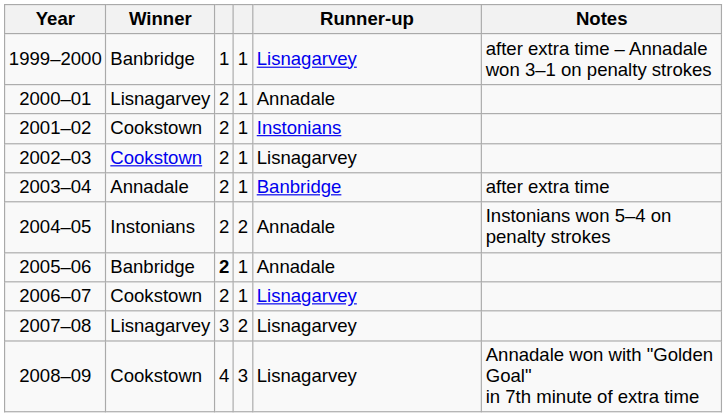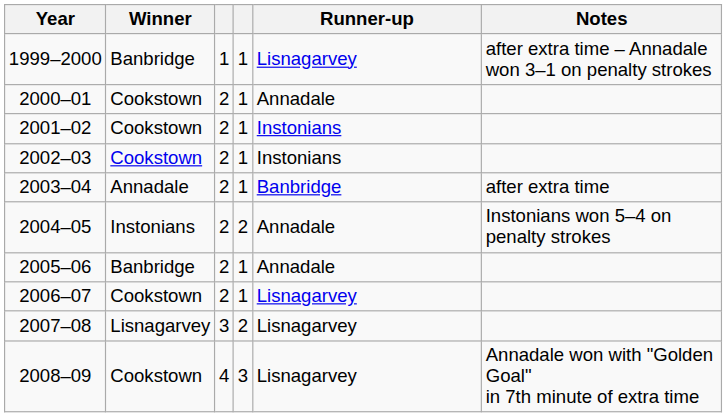(160, 98) Lisnagarvey -> (156, 98) Cookstown
(307, 157) Lisnagarvey -> (299, 157) Instonians
(224, 267) bold -> (224, 267) normal
